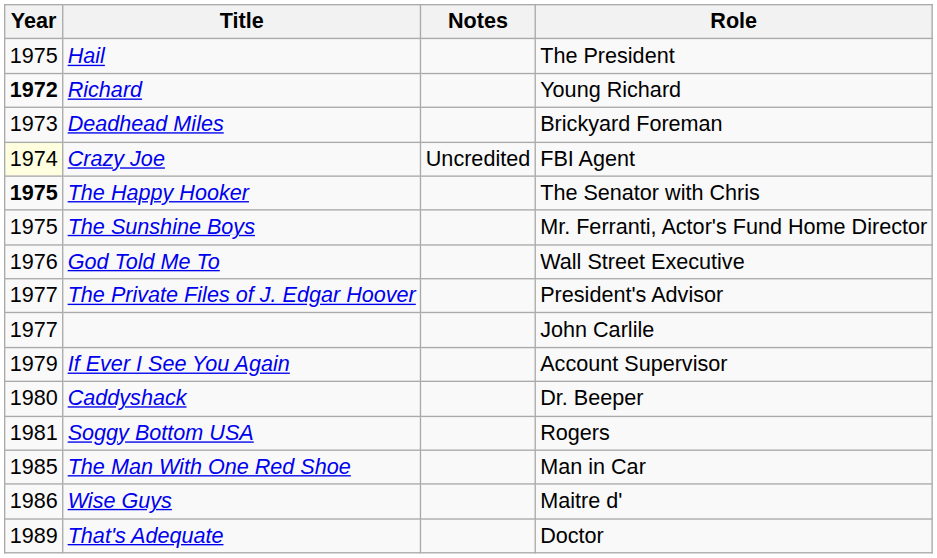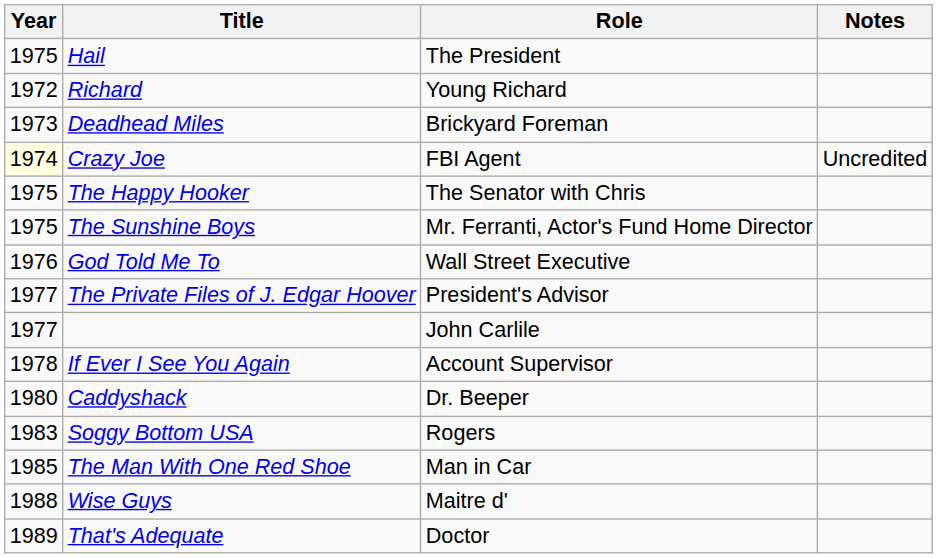columns swapped: (734, 21) <-> (478, 21)
(34, 90) bold -> (34, 90) normal
(34, 192) bold -> (34, 192) normal
(34, 364) 1979 -> (34, 364) 1978
(34, 432) 1981 -> (34, 432) 1983
(34, 501) 1986 -> (34, 501) 1988
